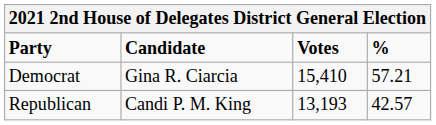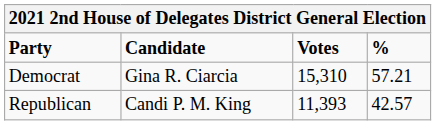(322, 76) 15,410 -> (322, 76) 15,310
(322, 104) 13,193 -> (322, 104) 11,393
